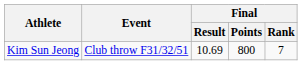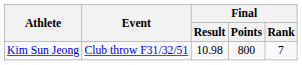(210, 50) 10.69 -> (210, 50) 10.98
